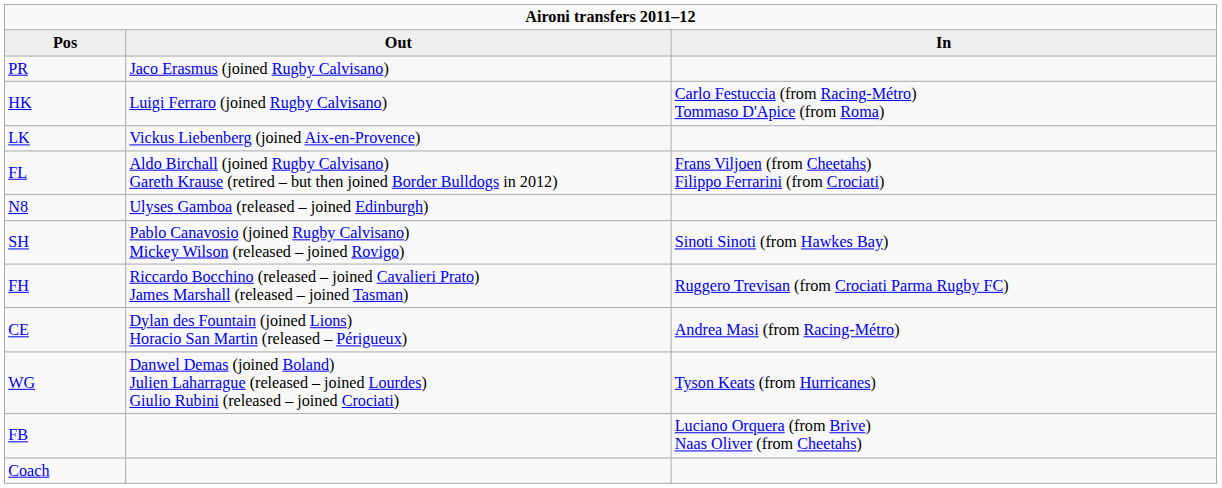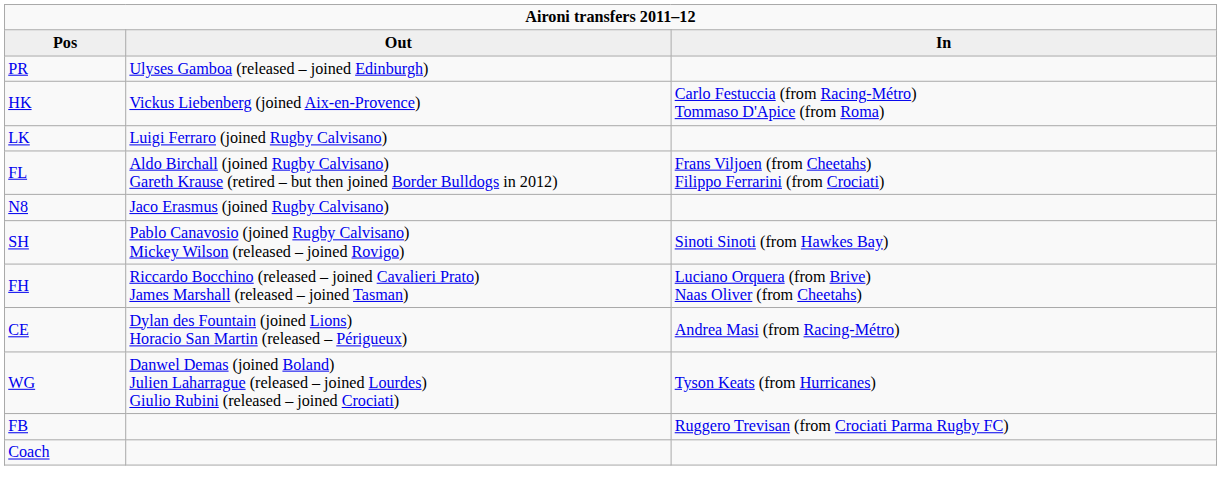(259, 68) Jaco Erasmus (joined Rugby Calvisano) -> (279, 68) Ulyses Gamboa (released – joined Edinburgh)
(258, 103) Luigi Ferraro (joined Rugby Calvisano) -> (275, 103) Vickus Liebenberg (joined Aix-en-Provence)
(275, 138) Vickus Liebenberg (joined Aix-en-Provence) -> (258, 138) Luigi Ferraro (joined Rugby Calvisano)
(279, 207) Ulyses Gamboa (released – joined Edinburgh) -> (259, 207) Jaco Erasmus (joined Rugby Calvisano)
(842, 285) Ruggero Trevisan (from Crociati Parma Rugby FC) -> (773, 285) Luciano Orquera (from Brive) Naas Oliver (from Cheetahs)
(773, 435) Luciano Orquera (from Brive) Naas Oliver (from Cheetahs) -> (842, 426) Ruggero Trevisan (from Crociati Parma Rugby FC)
